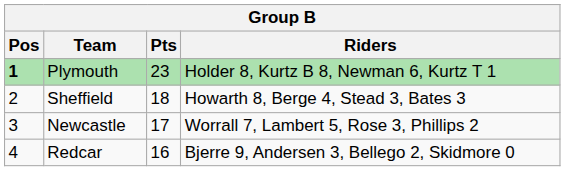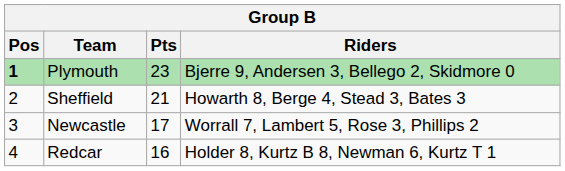(340, 71) Holder 8, Kurtz B 8, Newman 6, Kurtz T 1 -> (350, 71) Bjerre 9, Andersen 3, Bellego 2, Skidmore 0
(160, 98) 18 -> (160, 98) 21
(350, 152) Bjerre 9, Andersen 3, Bellego 2, Skidmore 0 -> (340, 152) Holder 8, Kurtz B 8, Newman 6, Kurtz T 1
